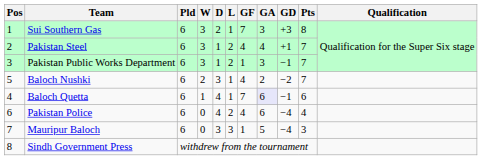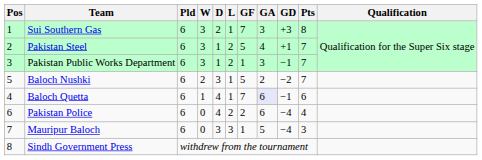(243, 46) 4 -> (243, 46) 5
(243, 79) 4 -> (243, 79) 5
(243, 113) 4 -> (243, 113) 2
